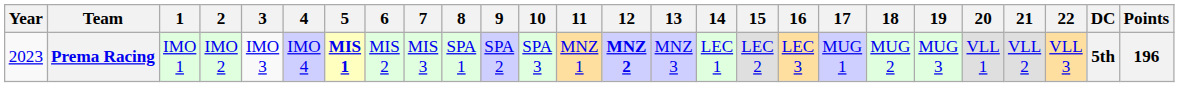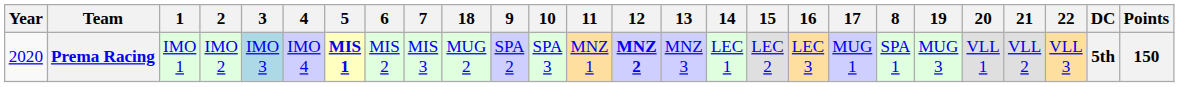columns swapped: (461, 18) <-> (890, 18)
(26, 56) 2023 -> (26, 56) 2020
(263, 56) no background -> (263, 56) lightblue background
(1146, 56) 196 -> (1146, 56) 150
